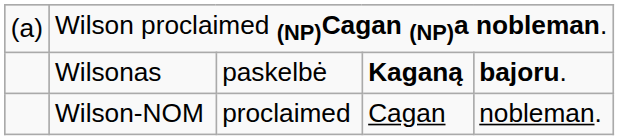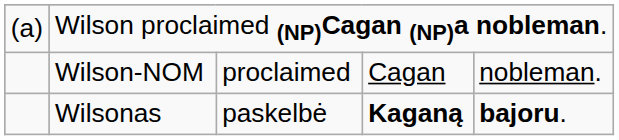rows swapped: (108, 72) <-> (129, 113)
